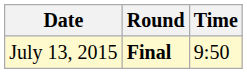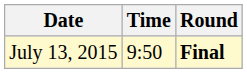columns swapped: (216, 20) <-> (156, 20)
